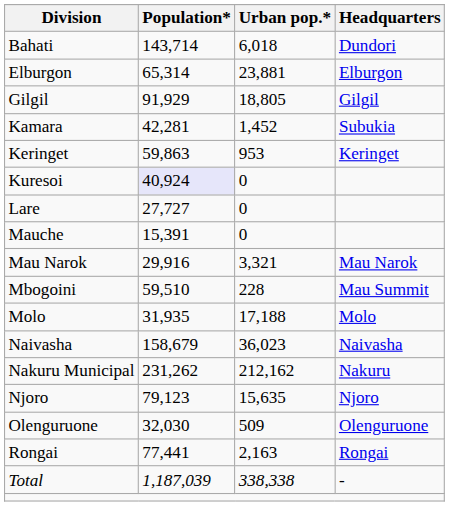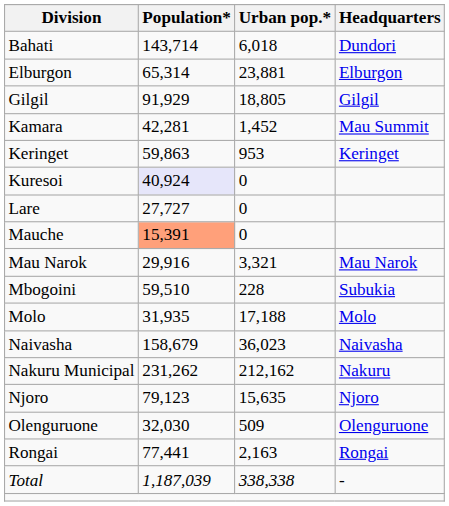(367, 126) Subukia -> (384, 126) Mau Summit
(166, 235) no background -> (166, 235) lightsalmon background
(384, 289) Mau Summit -> (367, 289) Subukia
